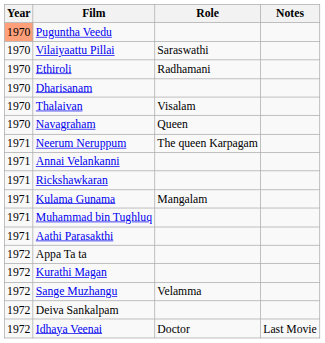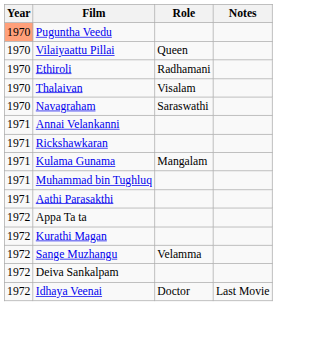(183, 50) Saraswathi -> (173, 50) Queen
- row: (64, 87)
(173, 124) Queen -> (183, 106) Saraswathi
- row: (81, 143)
